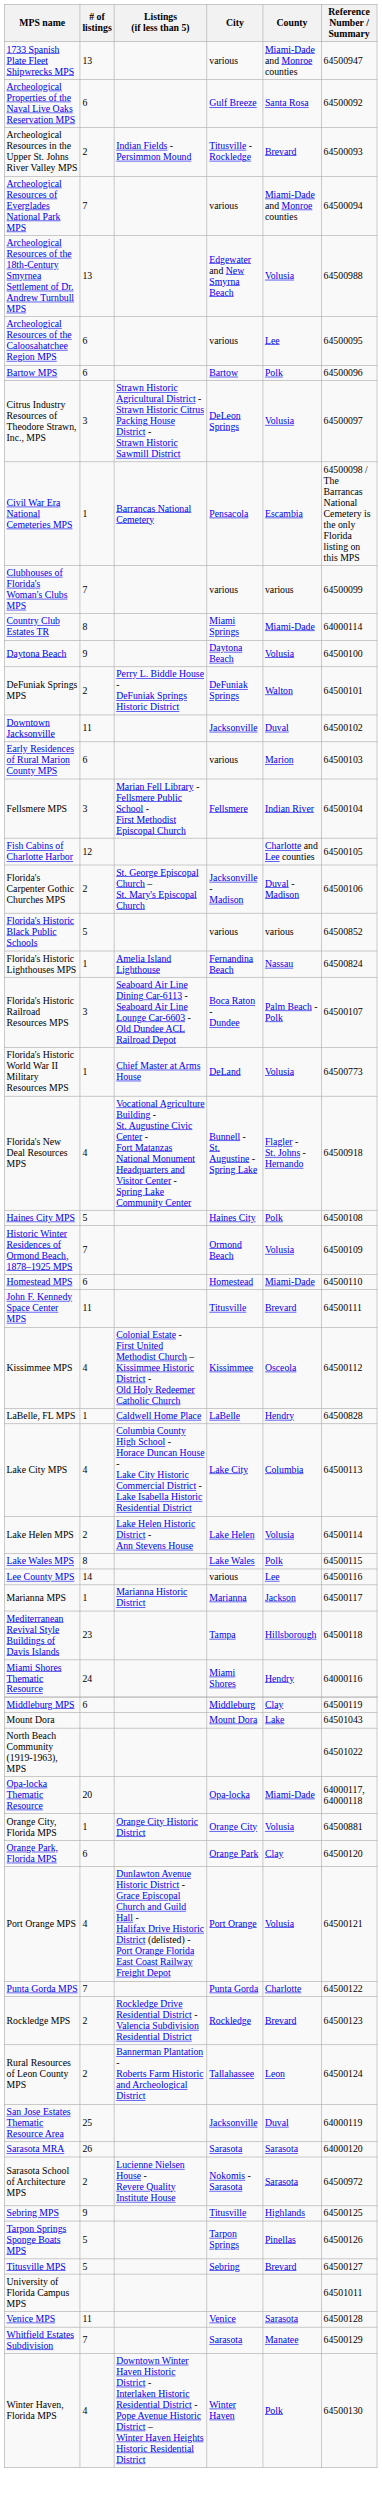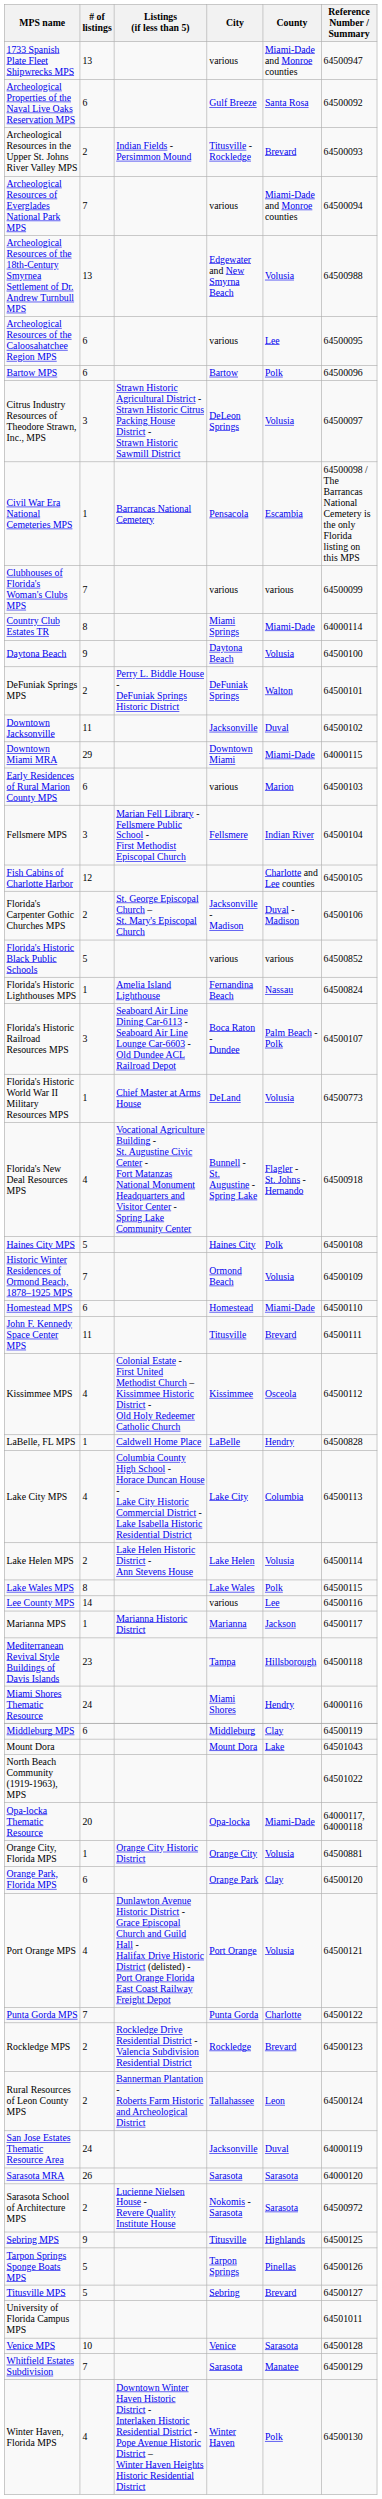+ row: (32, 754)
(87, 2123) 25 -> (87, 2149) 24
(87, 2319) 11 -> (87, 2345) 10
